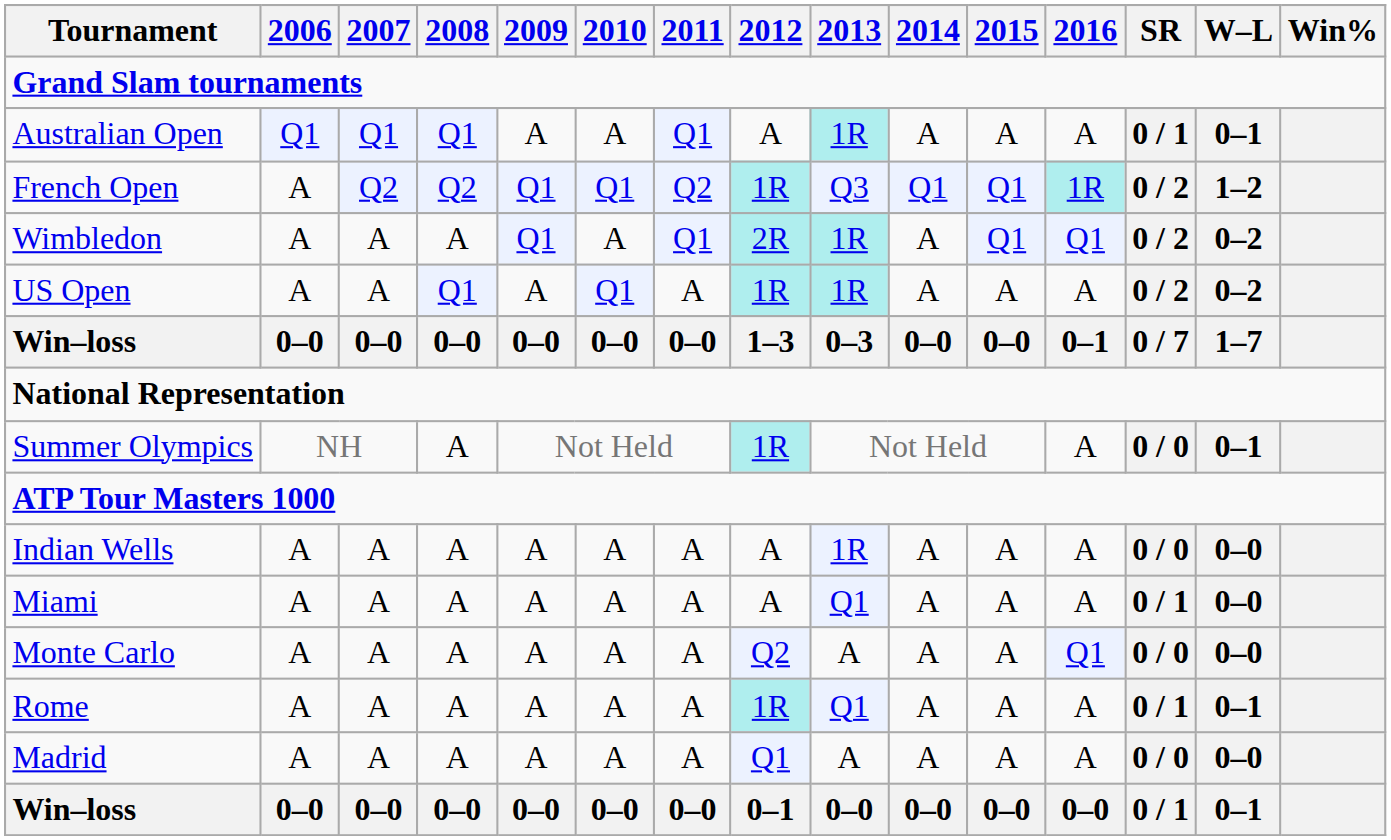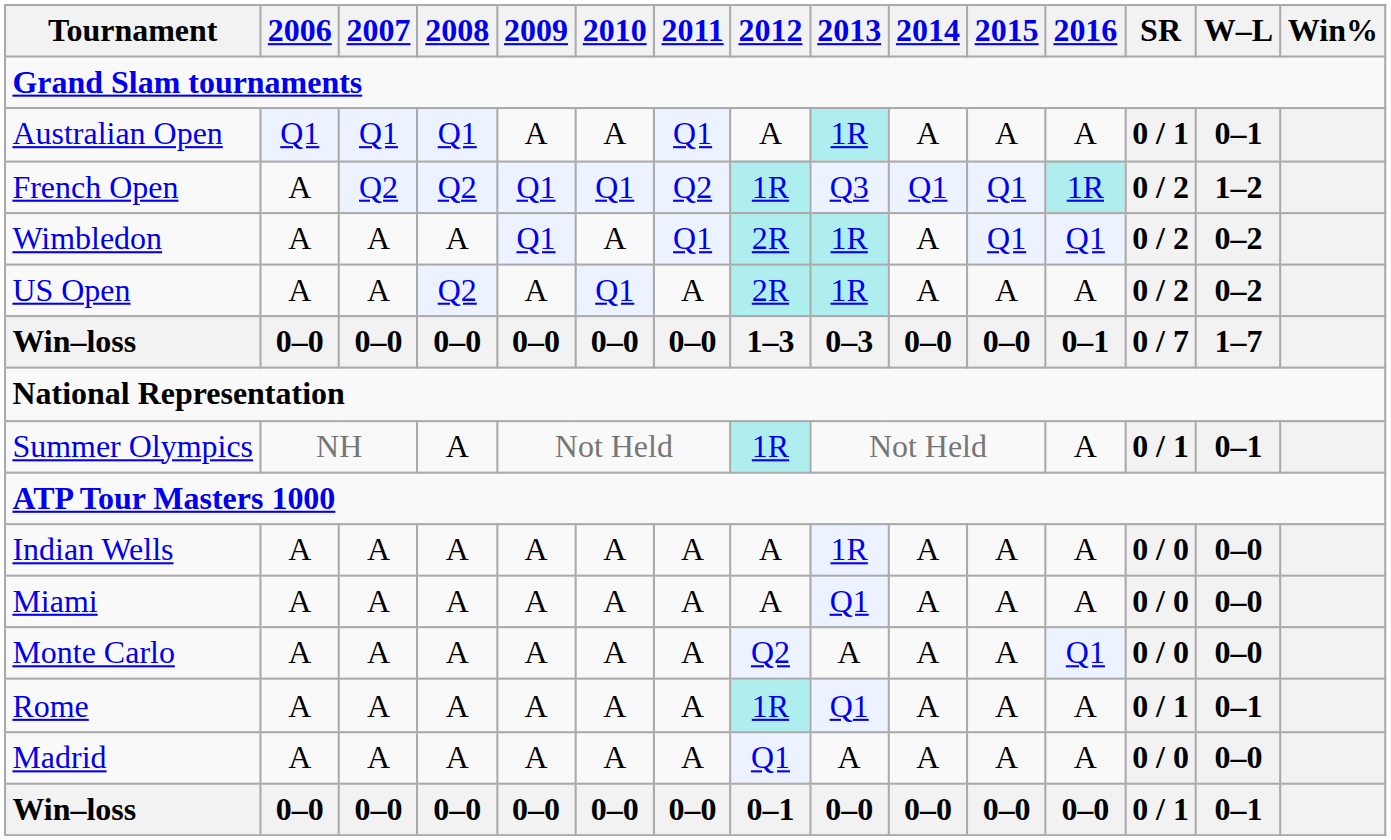(457, 289) Q1 -> (457, 289) Q2
(770, 289) 1R -> (770, 289) 2R
(1161, 445) 0 / 0 -> (1161, 445) 0 / 1
(1161, 600) 0 / 1 -> (1161, 600) 0 / 0
